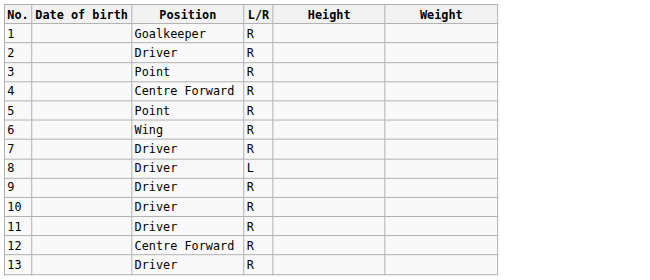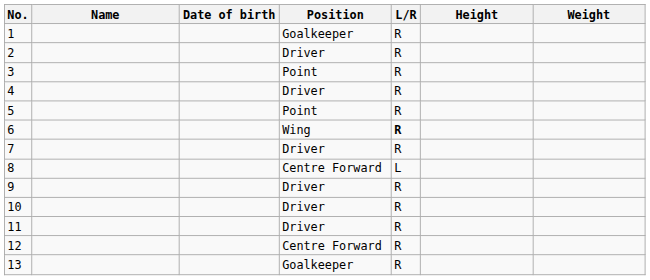+ column: (105, 14)
(184, 91) Centre Forward -> (304, 91) Driver
(250, 130) normal -> (398, 130) bold
(156, 168) Driver -> (332, 168) Centre Forward
(156, 265) Driver -> (318, 265) Goalkeeper
